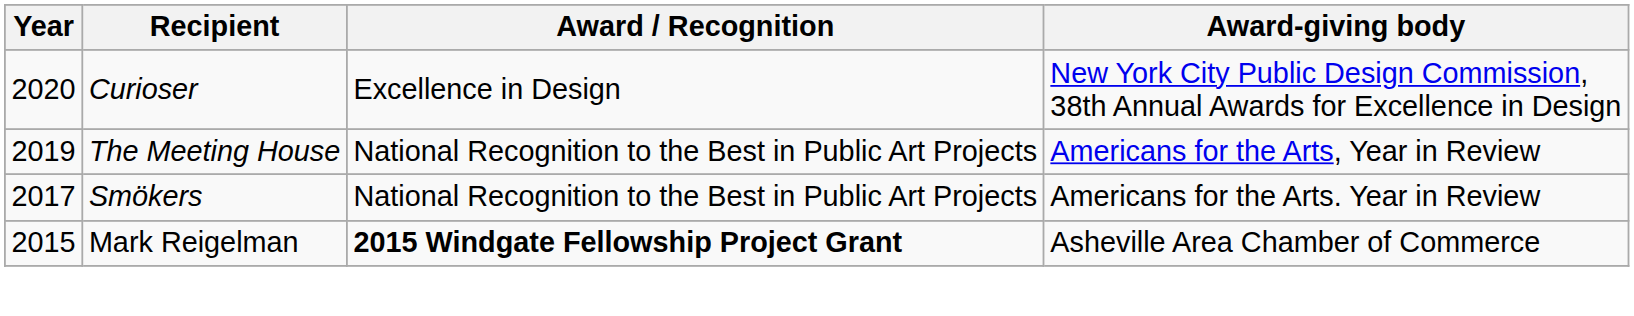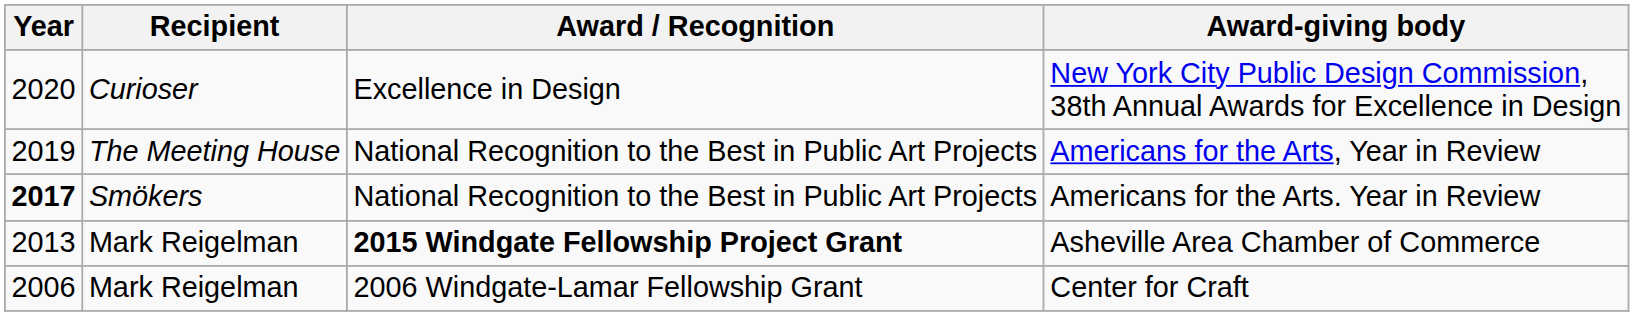(44, 196) normal -> (44, 196) bold
(44, 242) 2015 -> (44, 242) 2013
+ row: (1150, 288)
